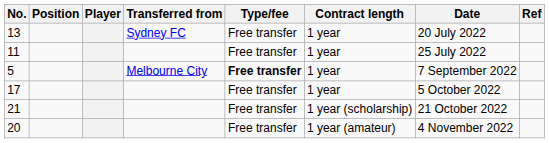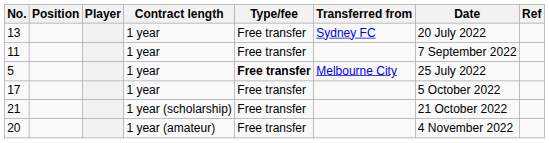columns swapped: (174, 14) <-> (360, 14)
(452, 52) 25 July 2022 -> (467, 52) 7 September 2022
(467, 71) 7 September 2022 -> (452, 71) 25 July 2022
